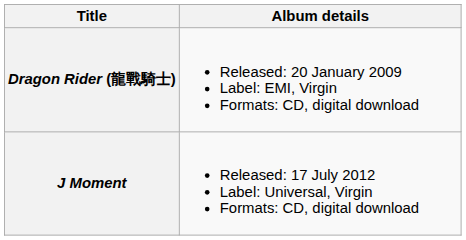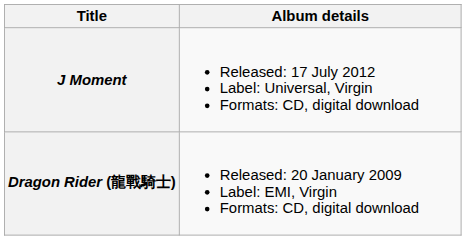rows swapped: (92, 79) <-> (92, 183)
